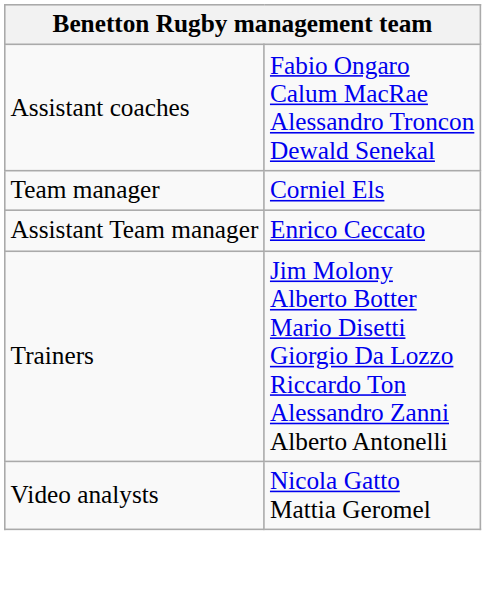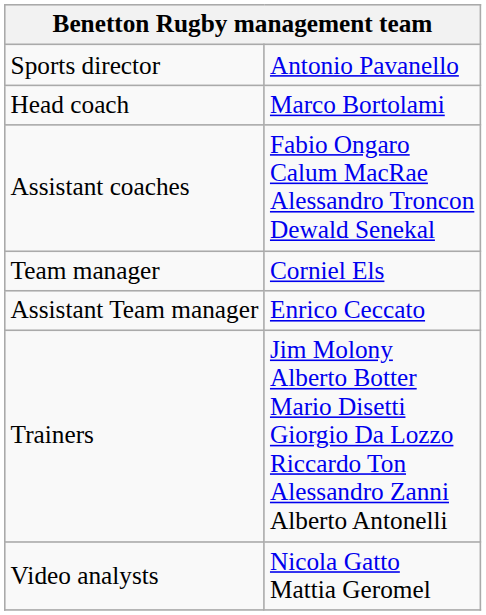+ row: (85, 64)
+ row: (70, 104)
